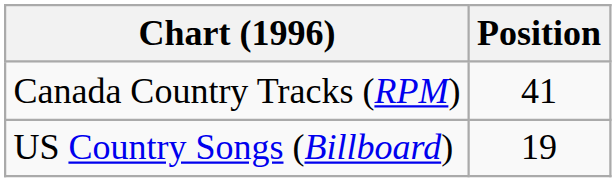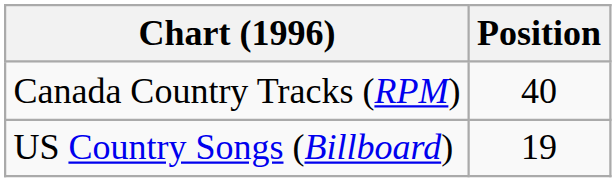(539, 90) 41 -> (539, 90) 40
